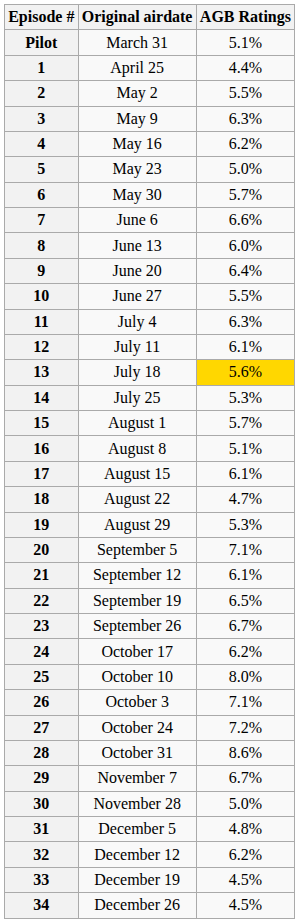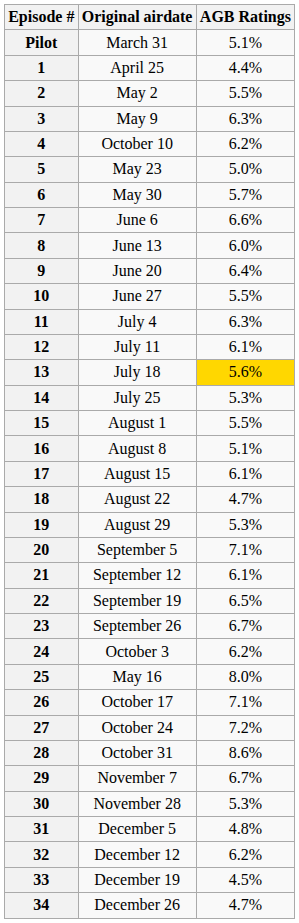(137, 144) May 16 -> (137, 144) October 10
(245, 423) 5.7% -> (245, 423) 5.5%
(137, 651) October 17 -> (137, 651) October 3
(137, 676) October 10 -> (137, 676) May 16
(137, 702) October 3 -> (137, 702) October 17
(245, 803) 5.0% -> (245, 803) 5.3%
(245, 905) 4.5% -> (245, 905) 4.7%
